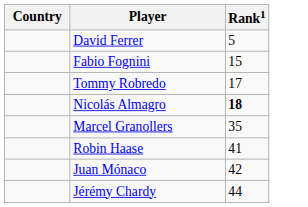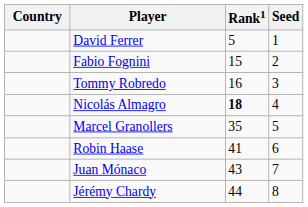+ column: (286, 17)
(235, 83) 17 -> (235, 83) 16
(235, 169) 42 -> (235, 169) 43
